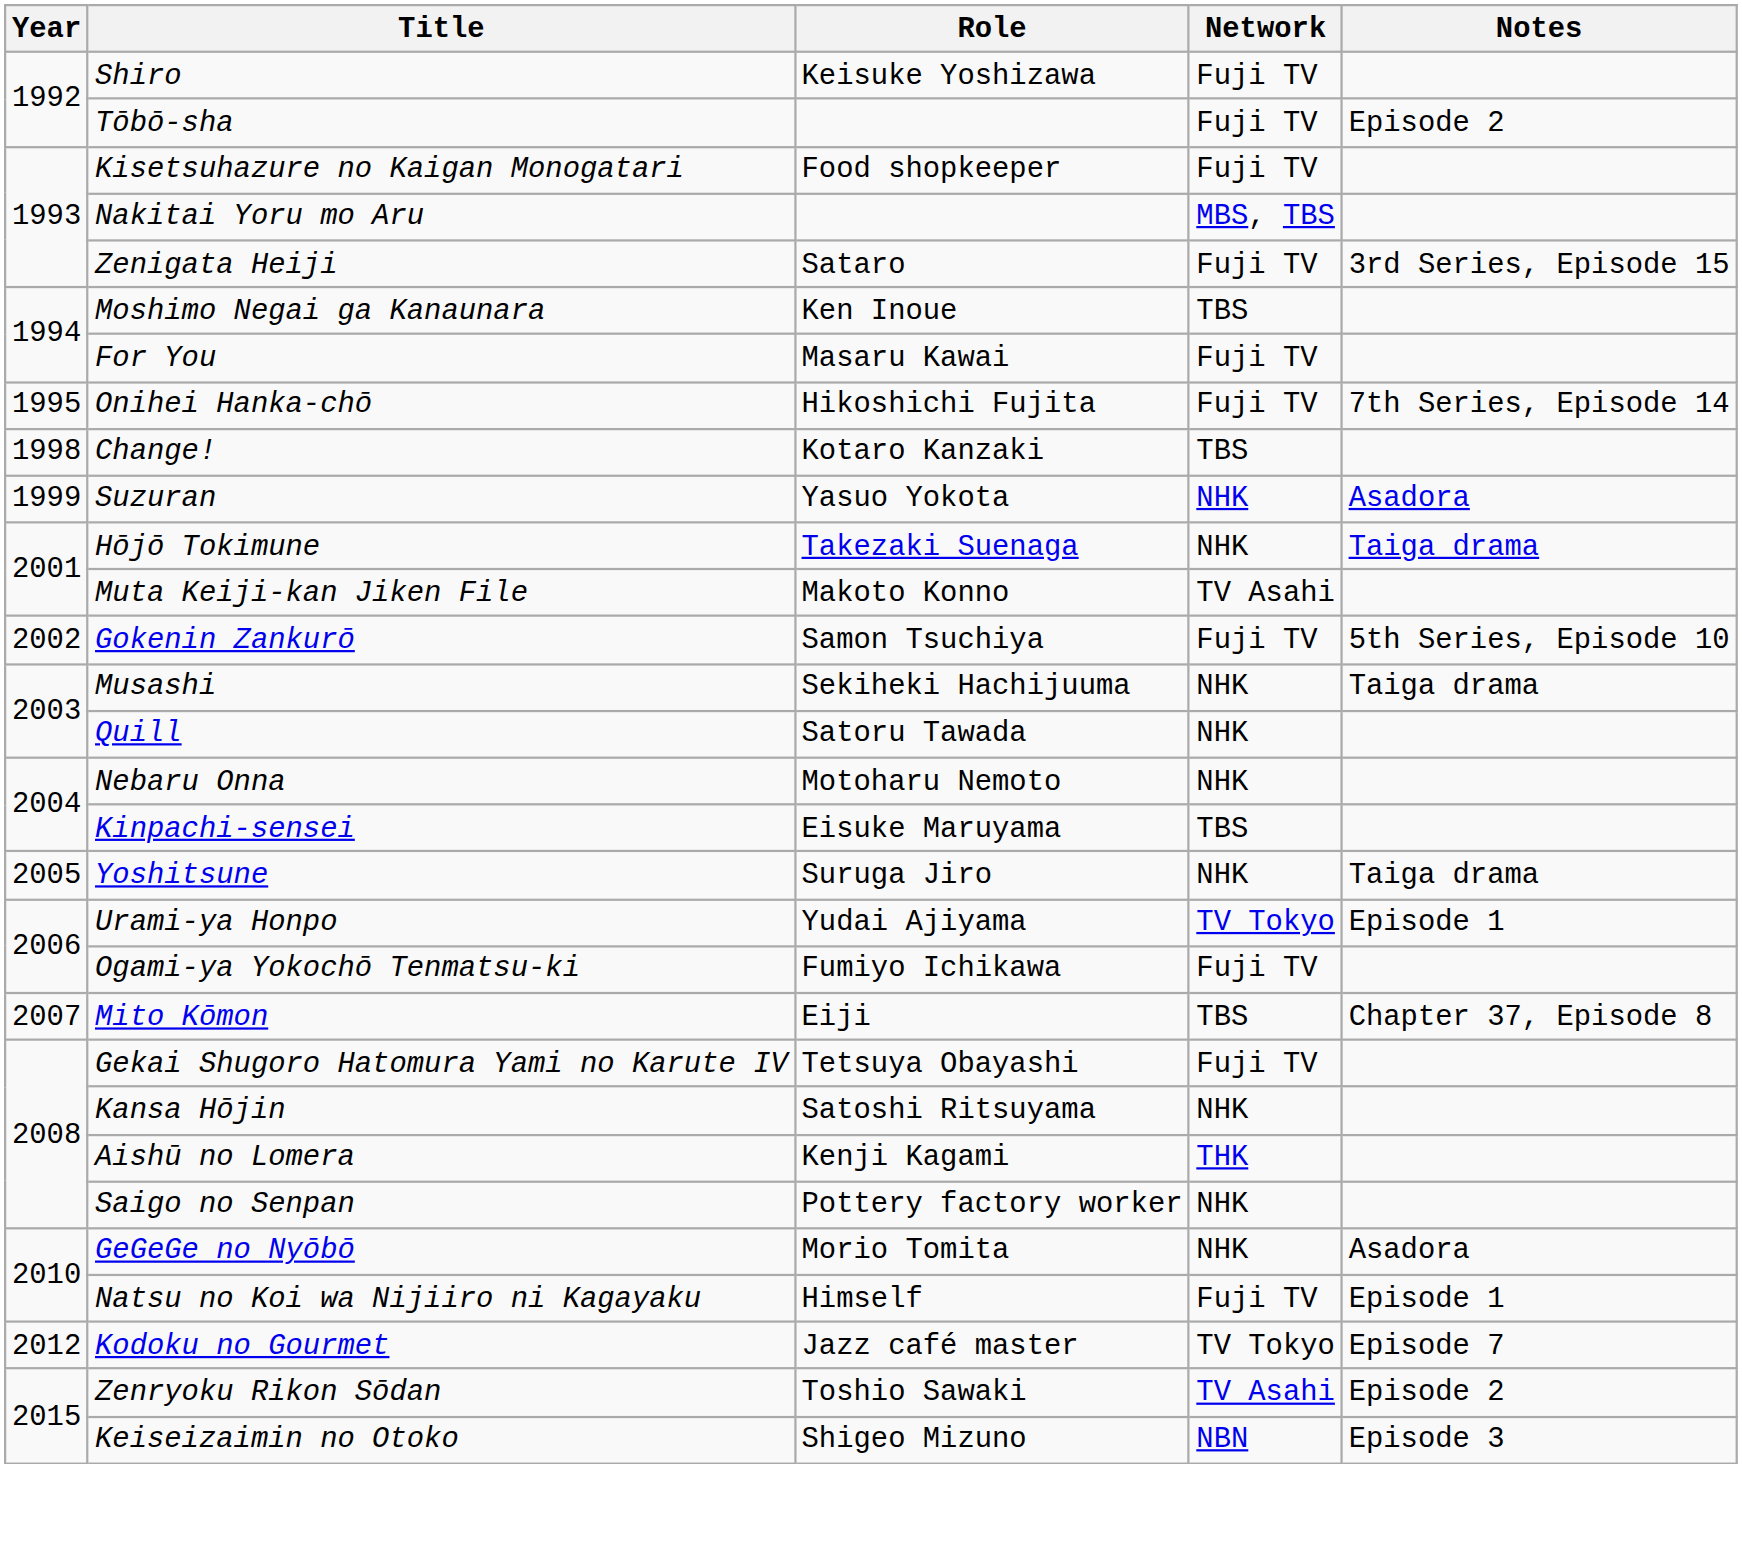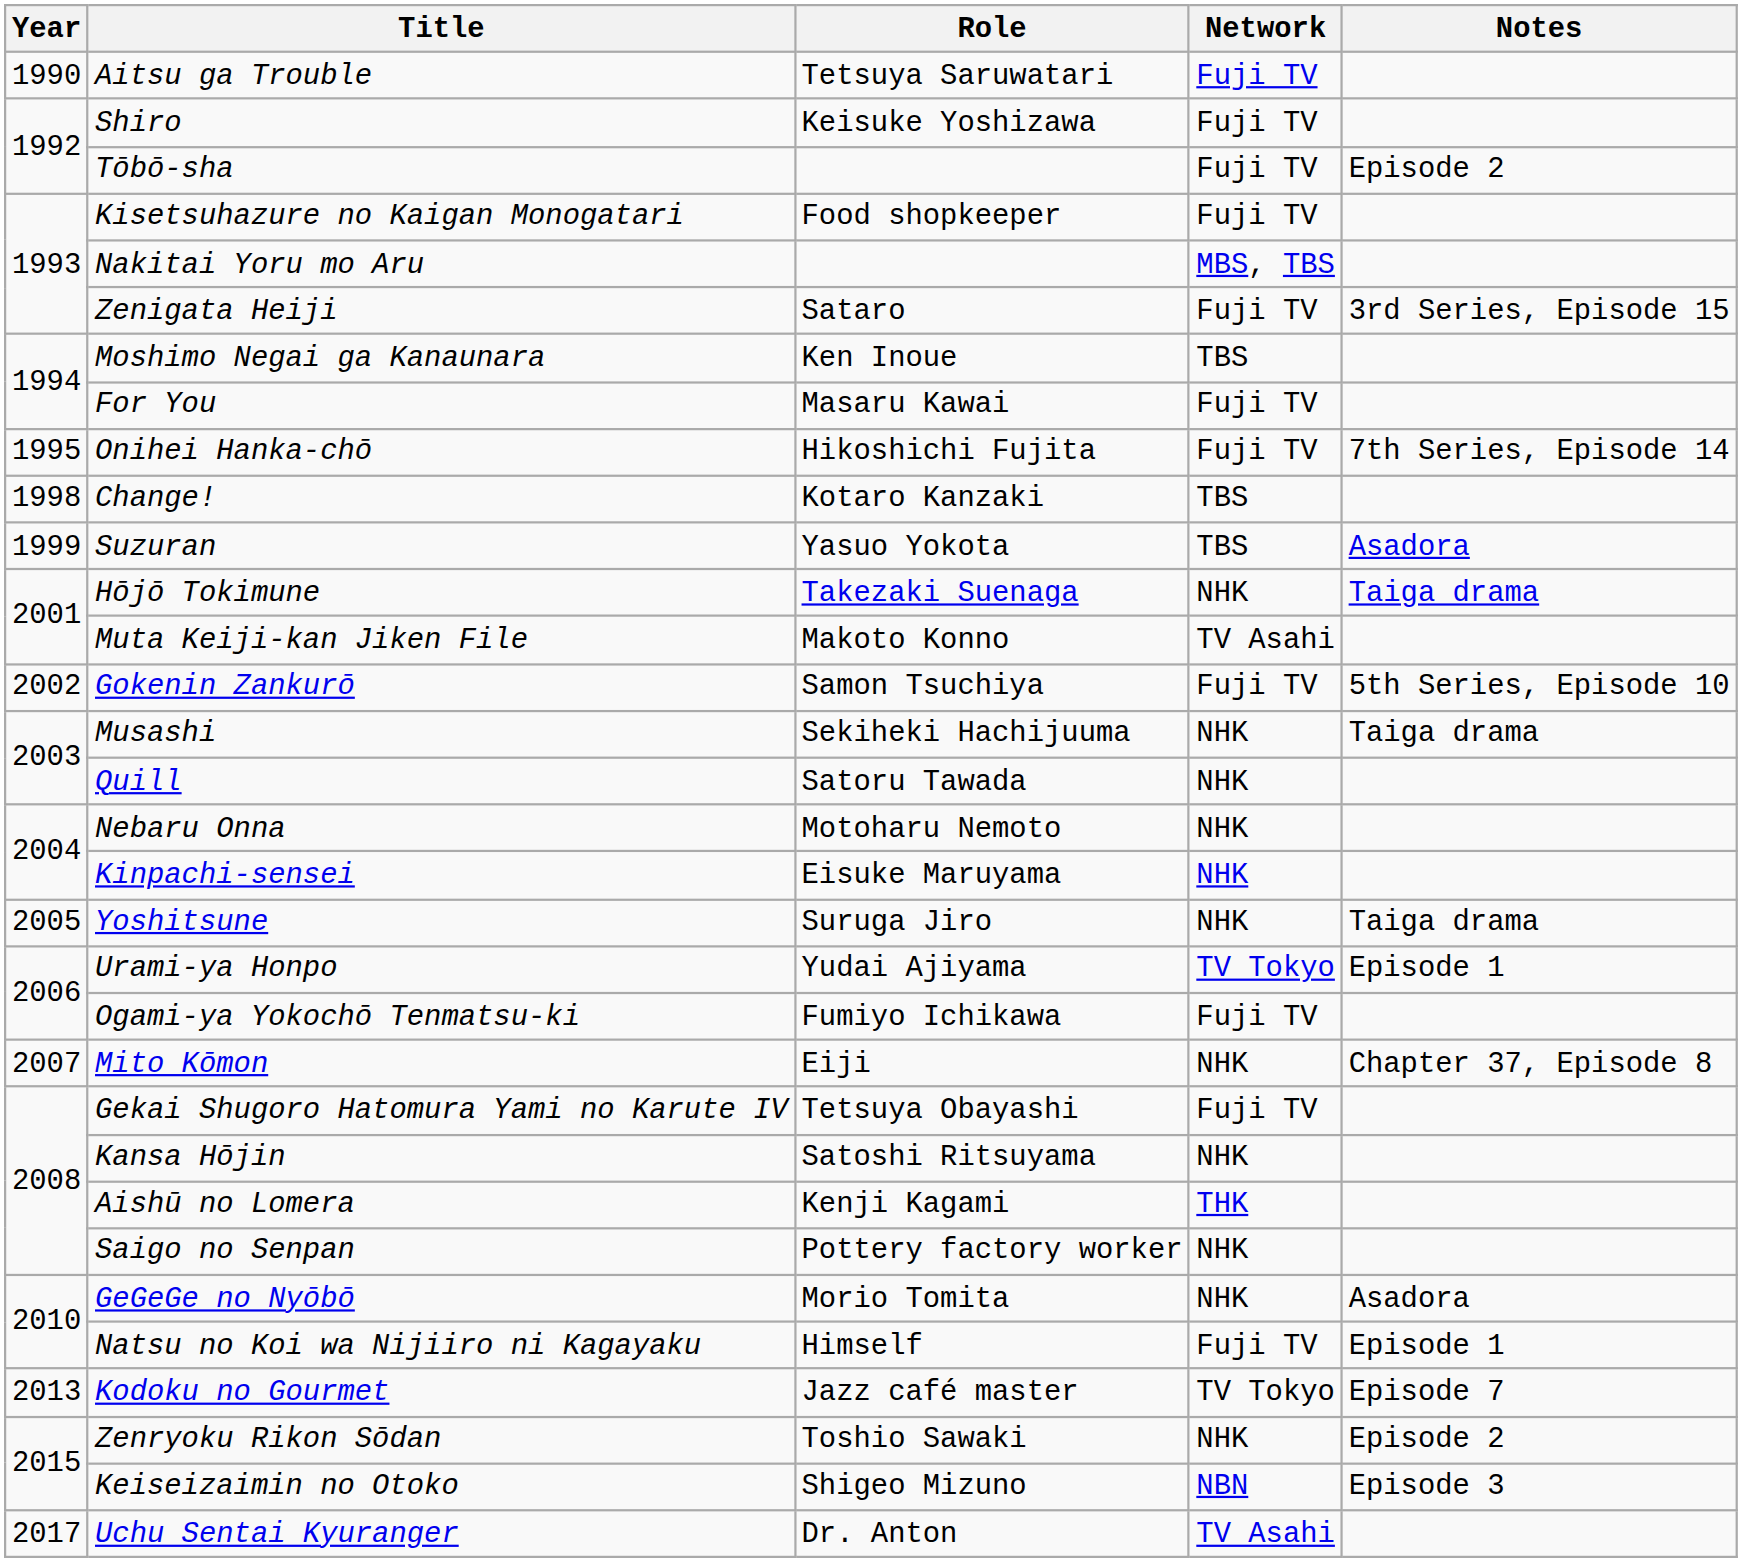+ row: (234, 76)
(1222, 499) NHK -> (1222, 546) TBS
(1222, 828) TBS -> (1222, 875) NHK
(1222, 1016) TBS -> (1222, 1063) NHK
(47, 1346) 2012 -> (47, 1393) 2013
(1266, 1393) TV Asahi -> (1222, 1440) NHK
+ row: (277, 1534)
